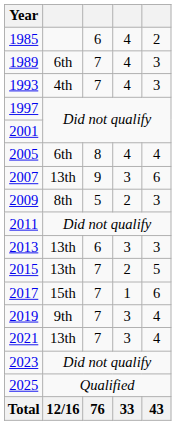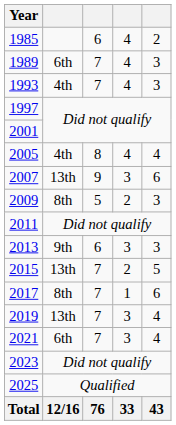(63, 154) 6th -> (63, 154) 4th
(63, 246) 13th -> (63, 246) 9th
(63, 293) 15th -> (63, 293) 8th
(63, 316) 9th -> (63, 316) 13th
(63, 339) 13th -> (63, 339) 6th
